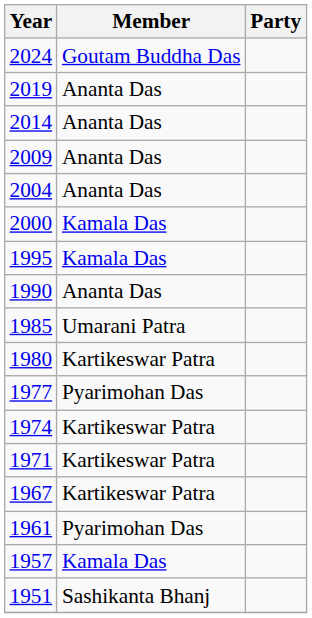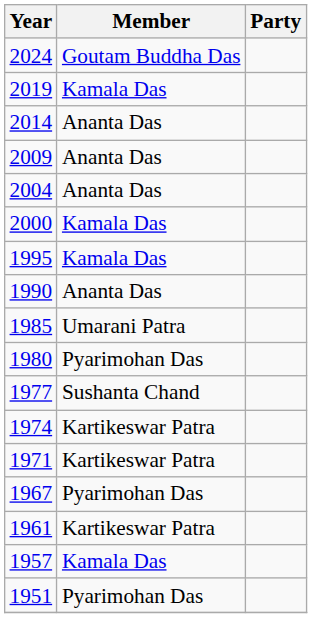(112, 88) Ananta Das -> (114, 88) Kamala Das
(138, 358) Kartikeswar Patra -> (133, 358) Pyarimohan Das
(133, 392) Pyarimohan Das -> (131, 392) Sushanta Chand
(138, 493) Kartikeswar Patra -> (133, 493) Pyarimohan Das
(133, 527) Pyarimohan Das -> (138, 527) Kartikeswar Patra
(136, 595) Sashikanta Bhanj -> (133, 595) Pyarimohan Das
